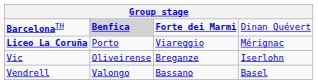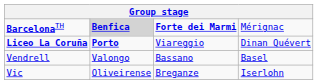(276, 27) Dinan Quévert -> (262, 27) Mérignac
(105, 43) normal -> (105, 43) bold
(262, 43) Mérignac -> (276, 43) Dinan Quévert
rows swapped: (15, 58) <-> (28, 72)
